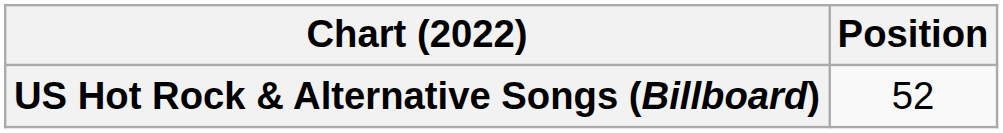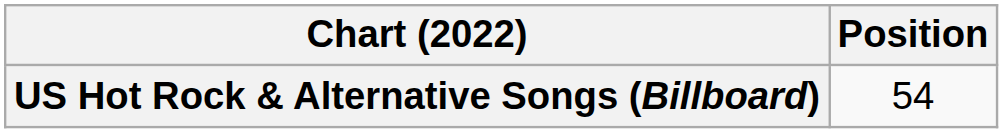(913, 95) 52 -> (913, 95) 54
